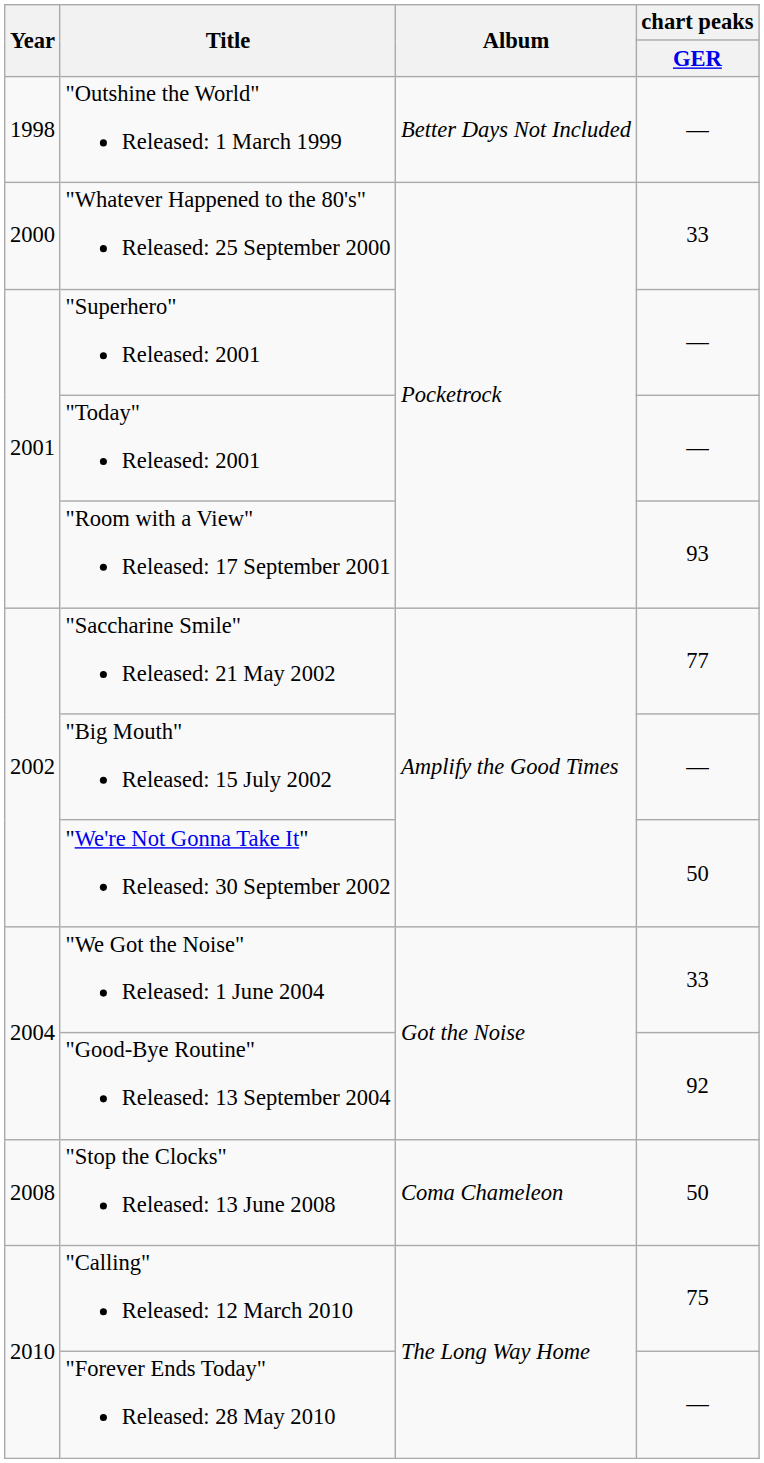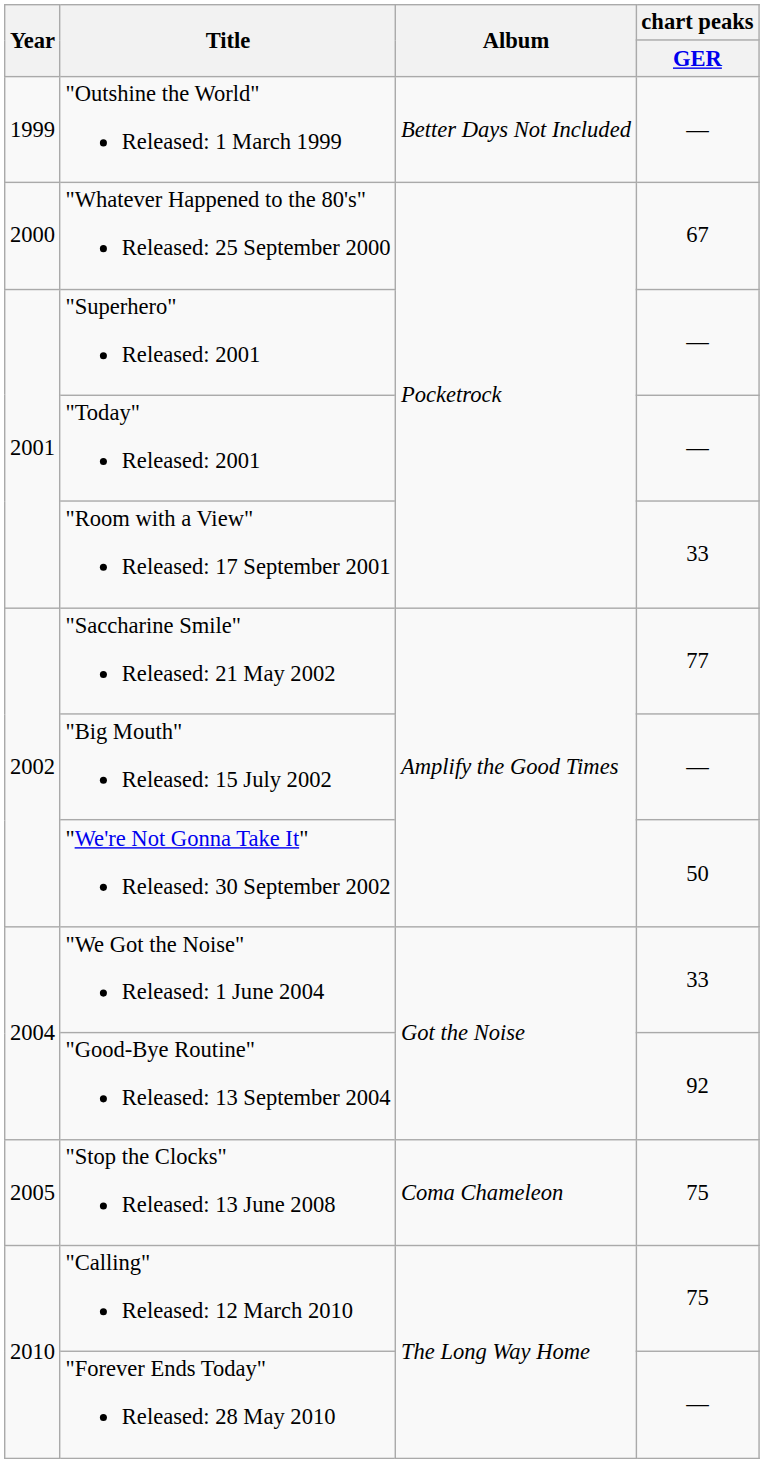(32, 129) 1998 -> (32, 129) 1999
(697, 235) 33 -> (697, 235) 67
(697, 554) 93 -> (697, 554) 33
(32, 1191) 2008 -> (32, 1191) 2005
(697, 1191) 50 -> (697, 1191) 75
